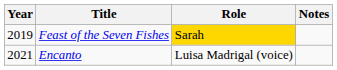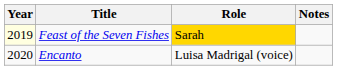(20, 34) no background -> (20, 34) lightyellow background
(20, 55) 2021 -> (20, 55) 2020
